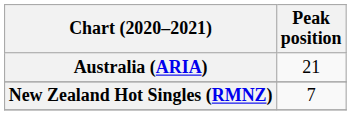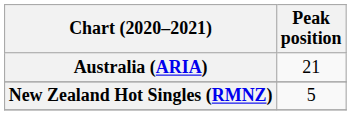(311, 95) 7 -> (311, 95) 5
